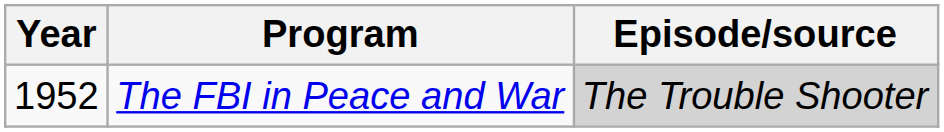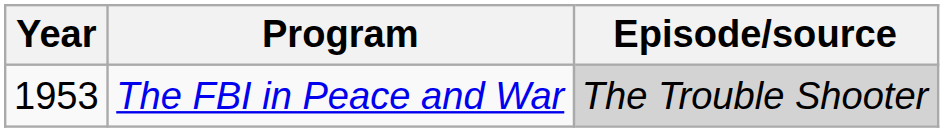(56, 95) 1952 -> (56, 95) 1953
